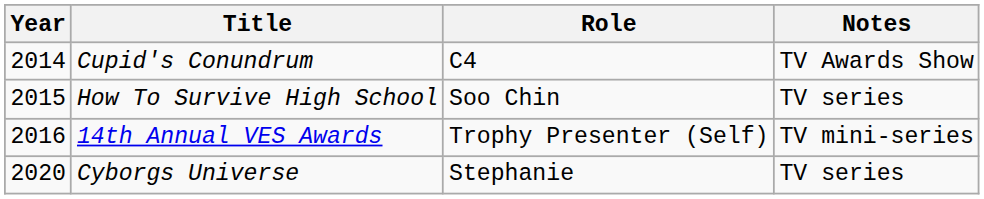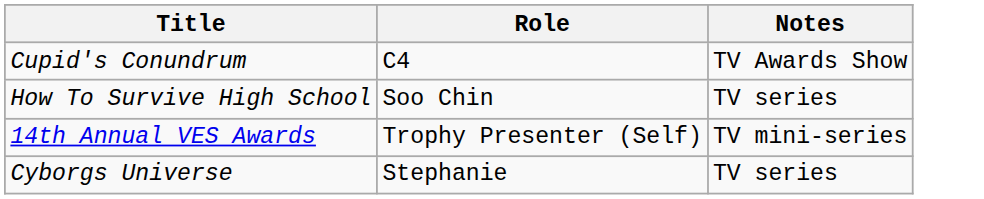- column: (38, 24)
